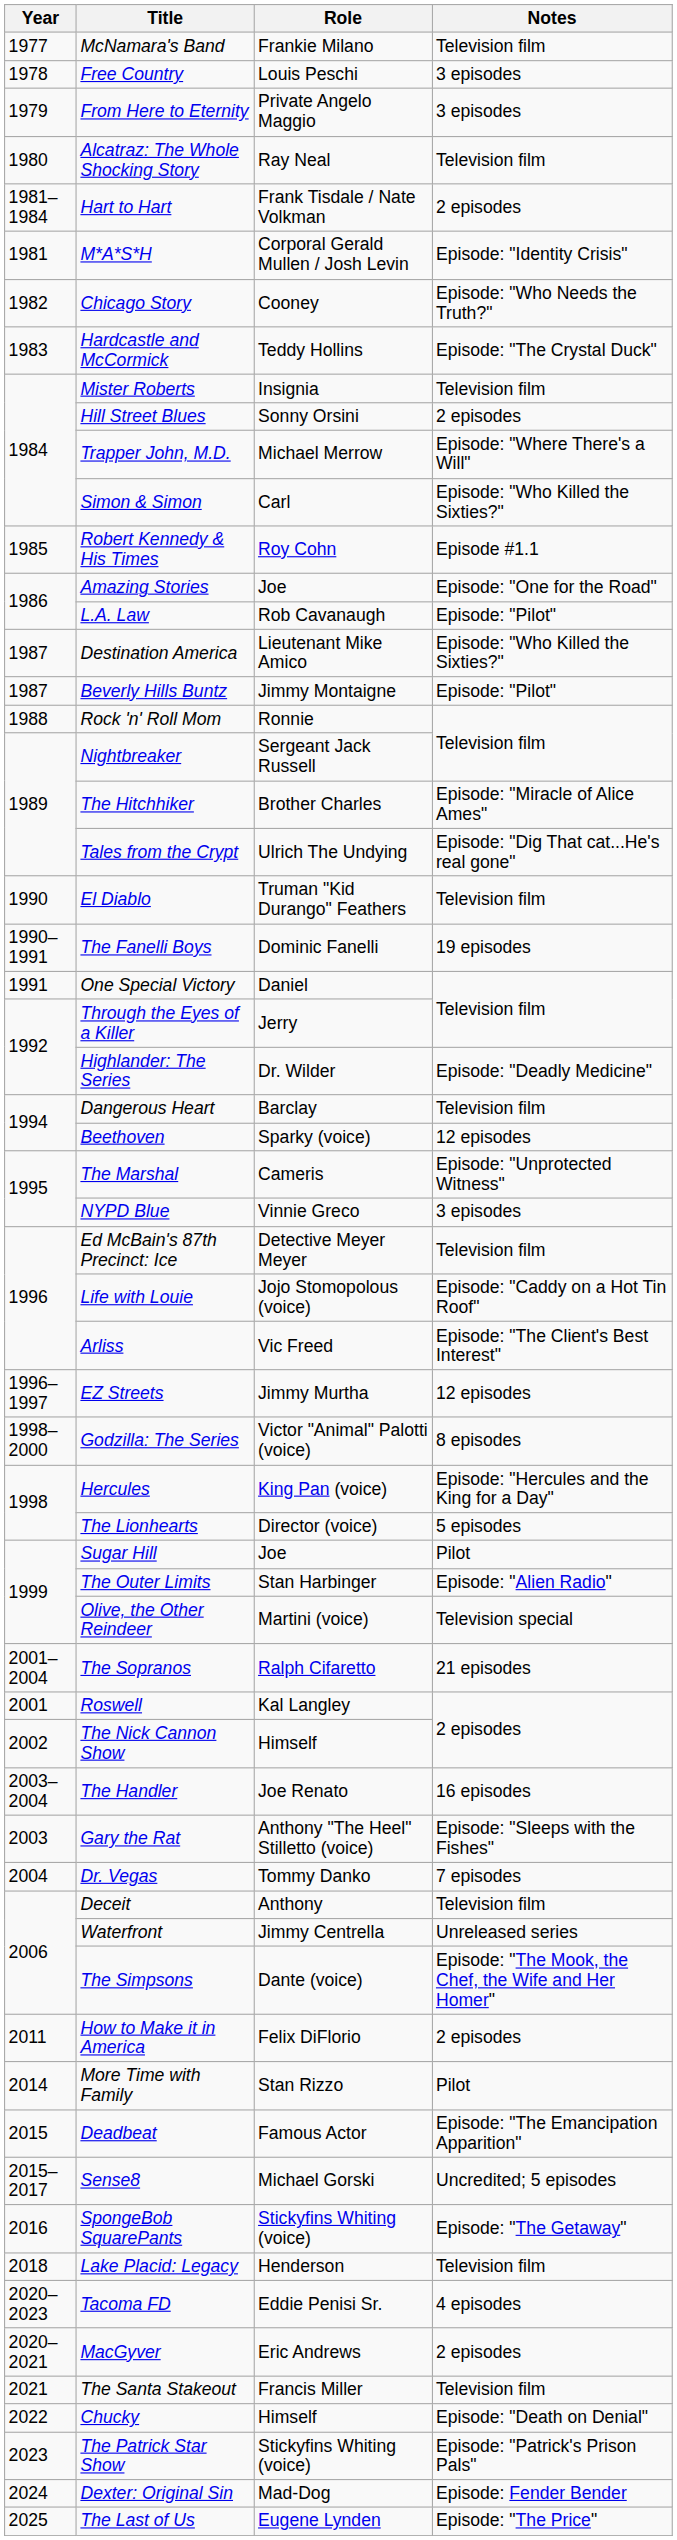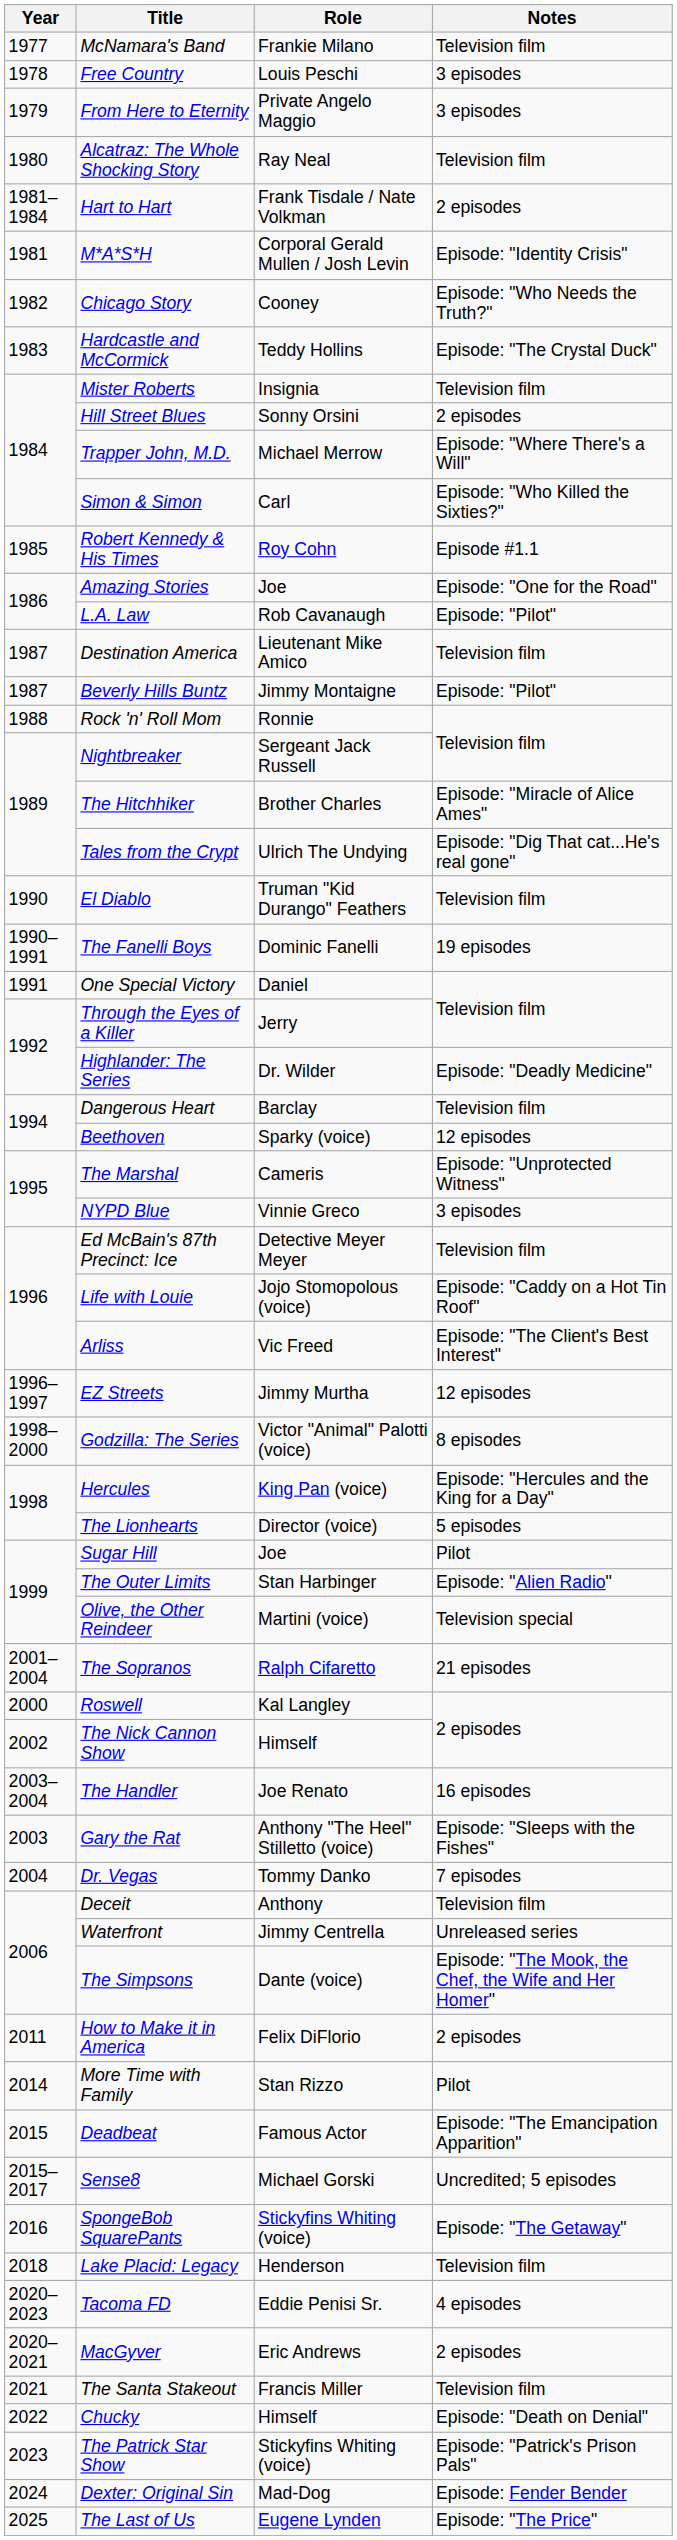(533, 653) Episode: "Who Killed the Sixties?" -> (491, 653) Television film
(28, 1705) 2001 -> (28, 1705) 2000
